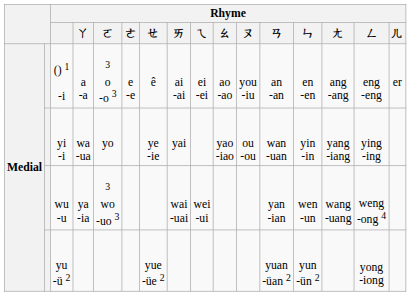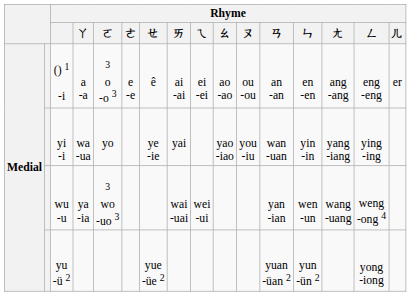(248, 89) you -iu -> (248, 89) ou -ou
(248, 150) ou -ou -> (248, 150) you -iu
